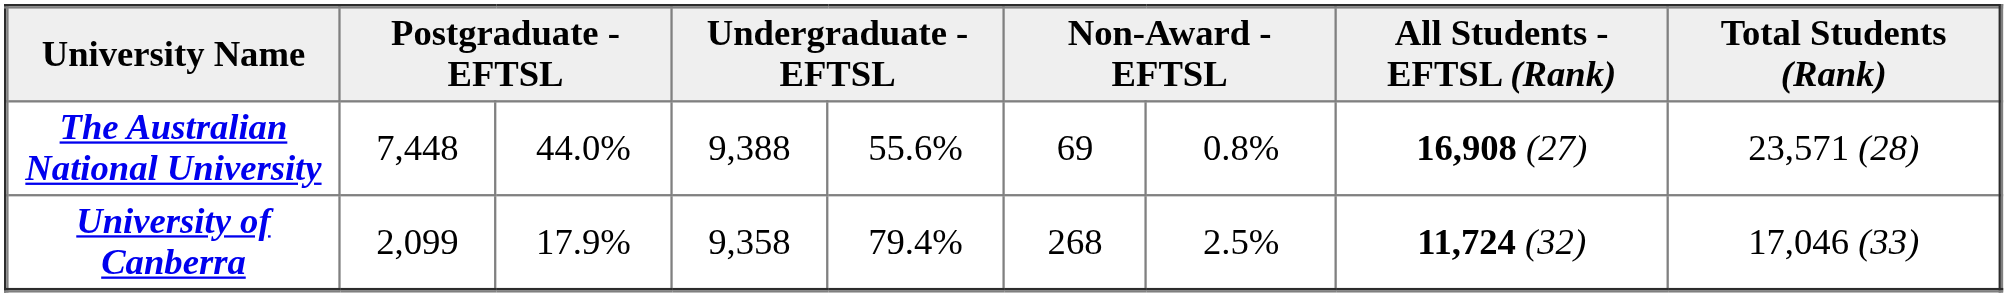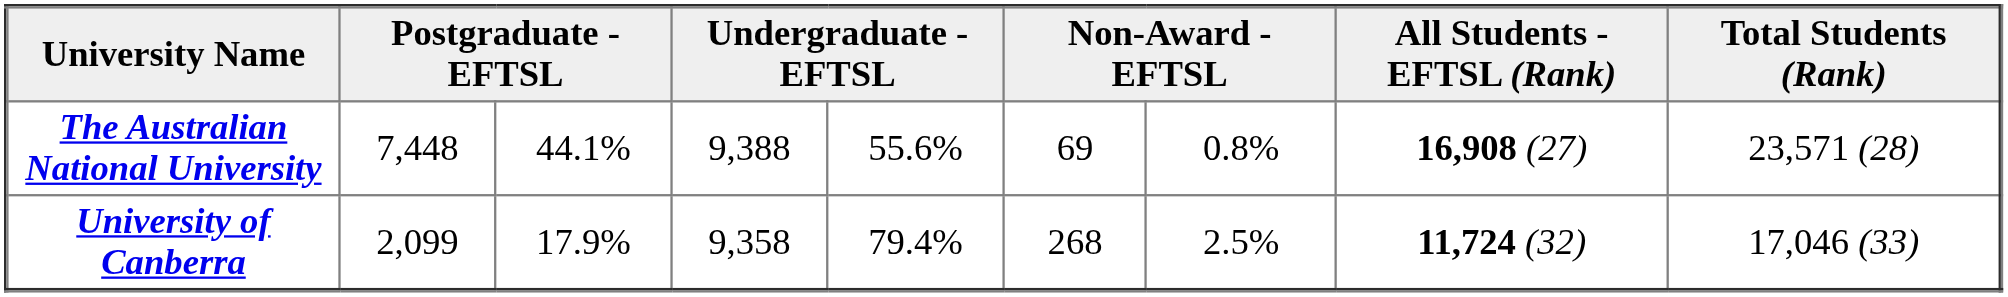(583, 147) 44.0% -> (583, 147) 44.1%
